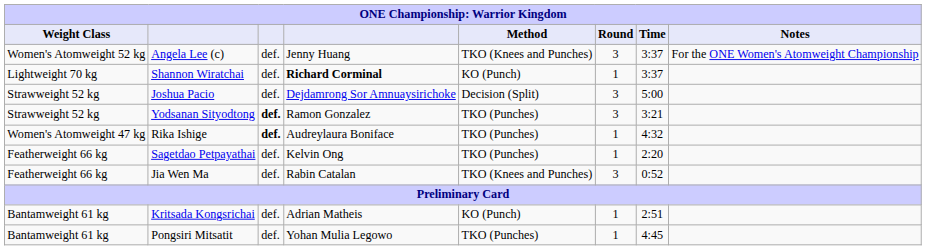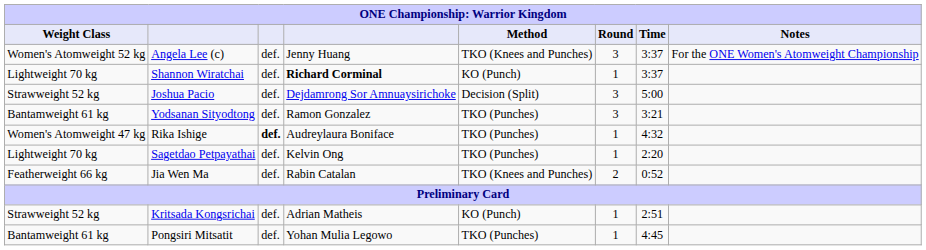(53, 114) Strawweight 52 kg -> (58, 114) Bantamweight 61 kg
(271, 114) bold -> (271, 114) normal
(57, 154) Featherweight 66 kg -> (52, 154) Lightweight 70 kg
(616, 174) 3 -> (616, 174) 2
(58, 214) Bantamweight 61 kg -> (53, 214) Strawweight 52 kg
